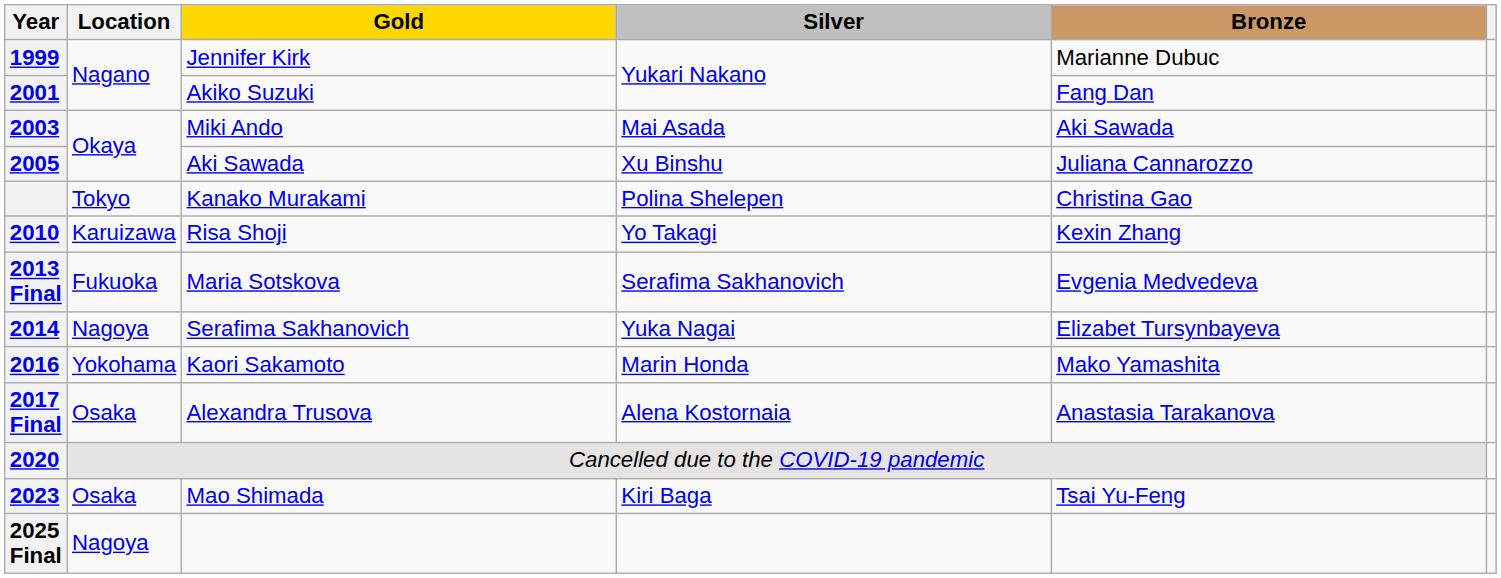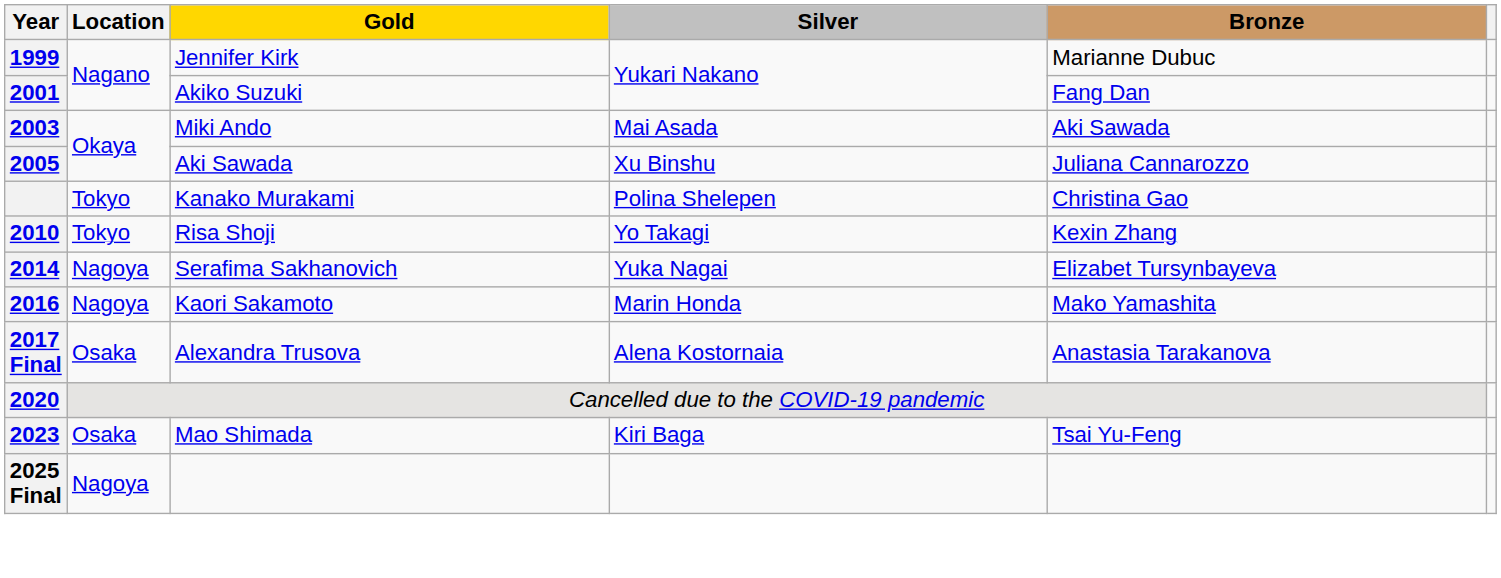(124, 233) Karuizawa -> (101, 233) Tokyo
- row: (36, 281)
(124, 364) Yokohama -> (110, 304) Nagoya
